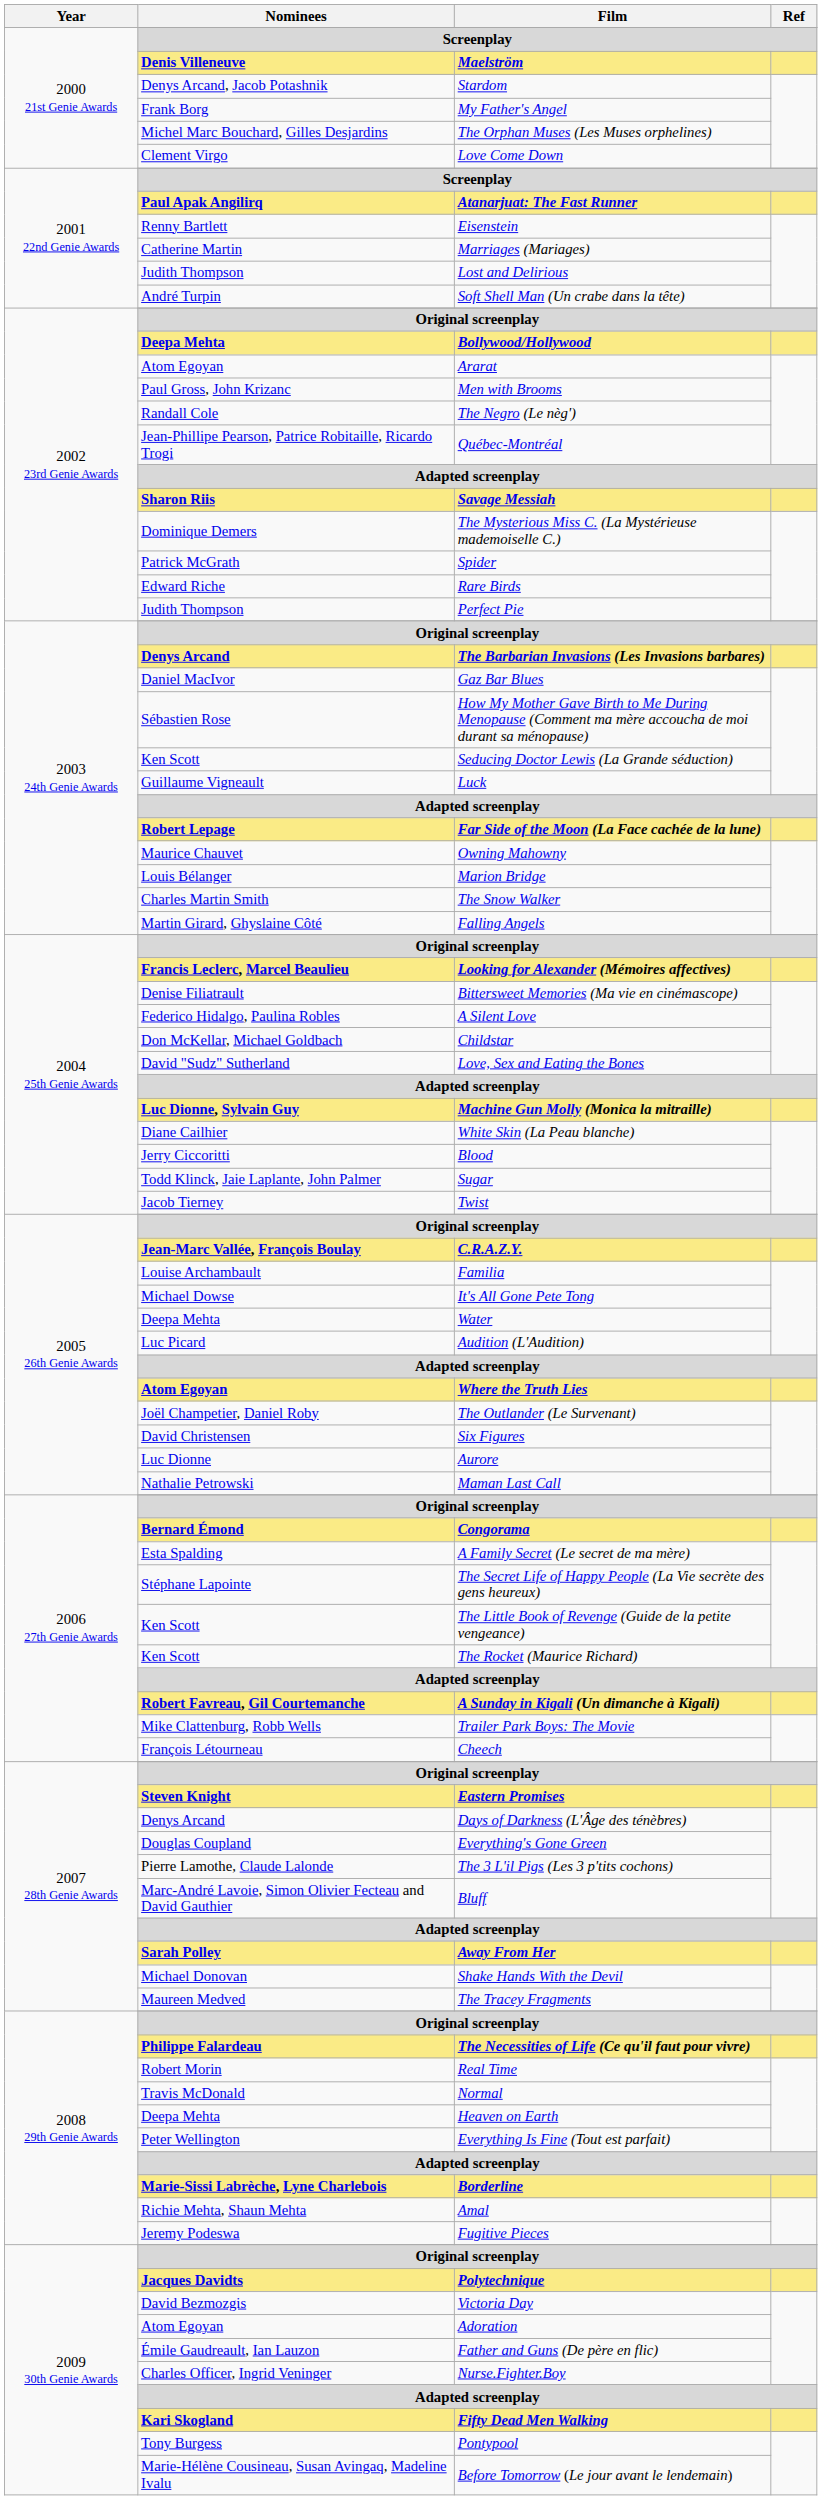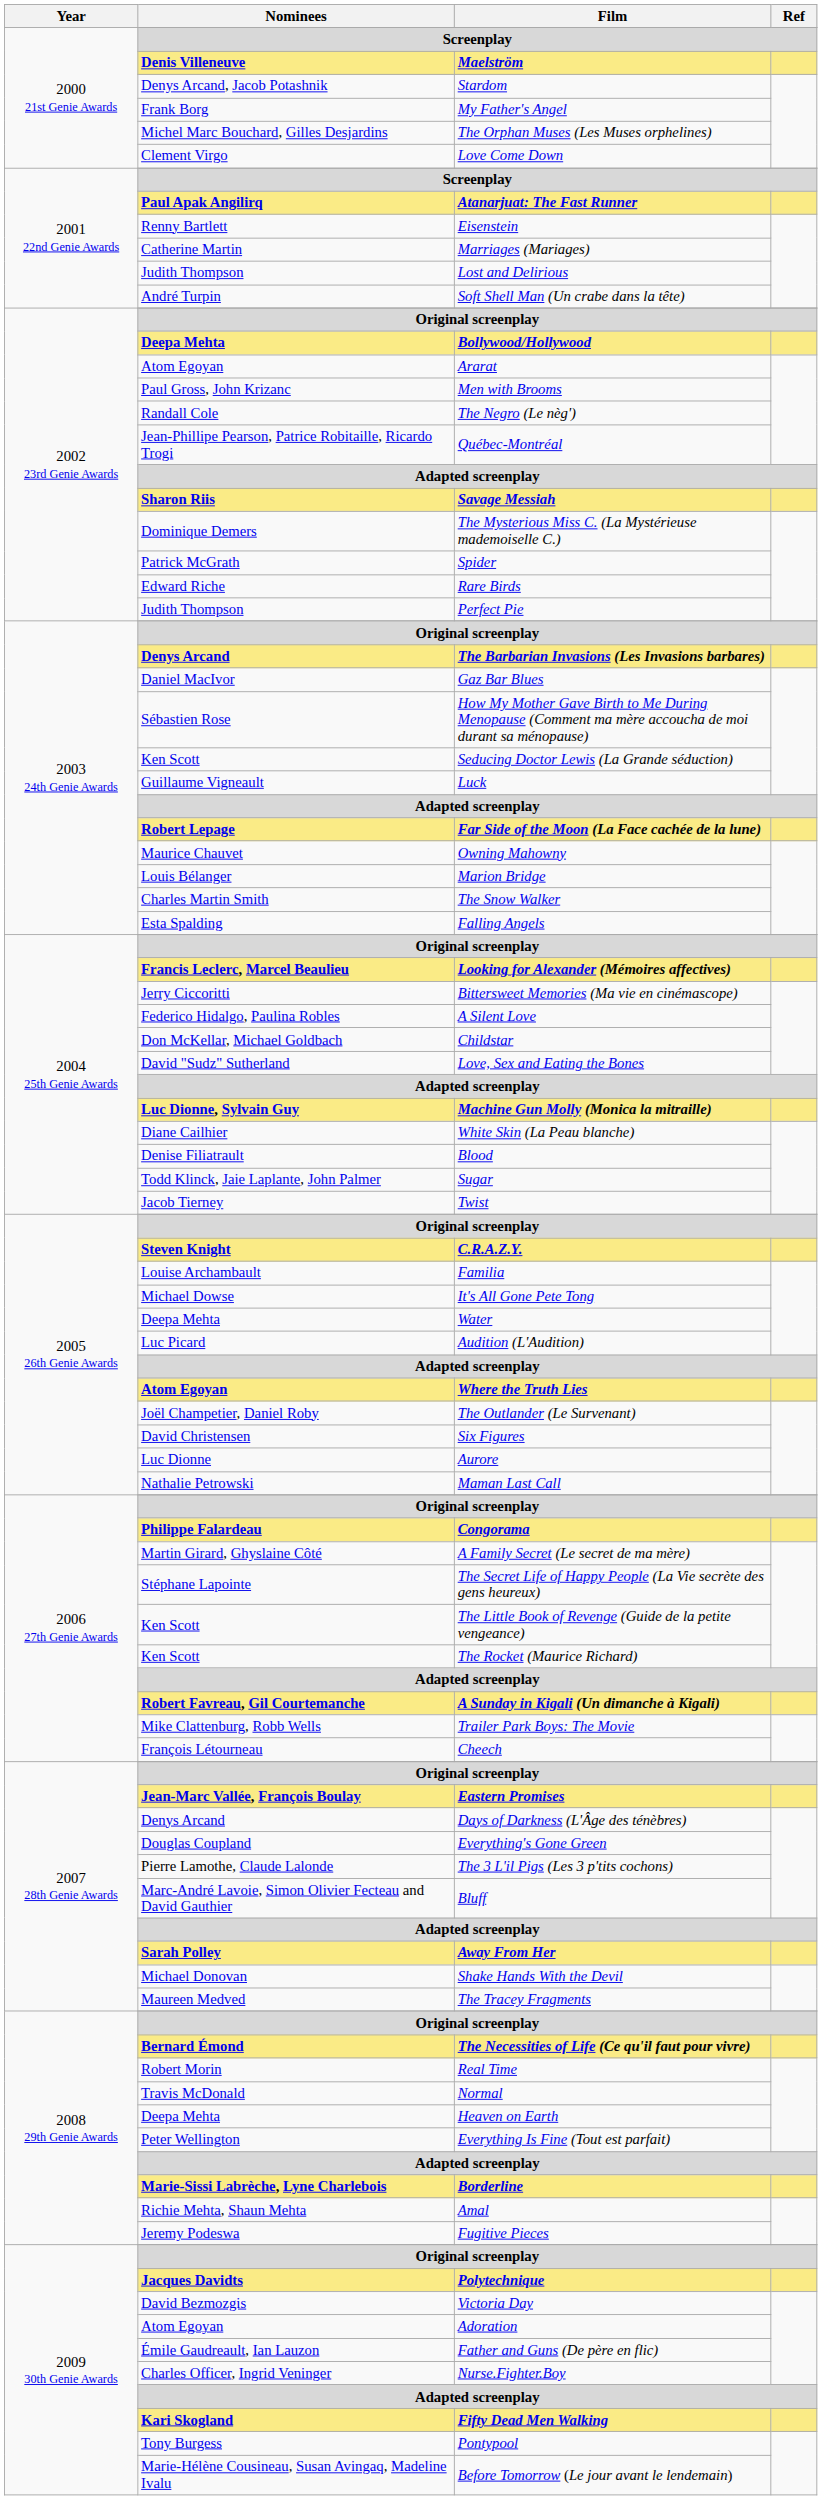(231, 922) Martin Girard, Ghyslaine Côté -> (182, 922) Esta Spalding
(192, 992) Denise Filiatrault -> (185, 992) Jerry Ciccoritti
(185, 1156) Jerry Ciccoritti -> (192, 1156) Denise Filiatrault
(251, 1249) Jean-Marc Vallée, François Boulay -> (186, 1249) Steven Knight
(192, 1529) Bernard Émond -> (201, 1529) Philippe Falardeau
(182, 1553) Esta Spalding -> (231, 1553) Martin Girard, Ghyslaine Côté
(186, 1796) Steven Knight -> (251, 1796) Jean-Marc Vallée, François Boulay
(201, 2046) Philippe Falardeau -> (192, 2046) Bernard Émond
